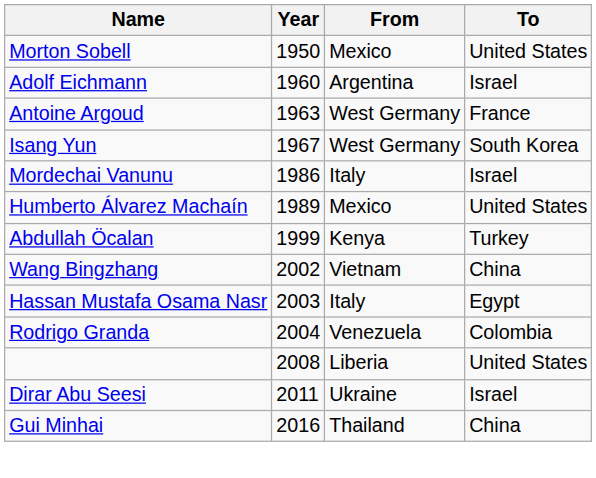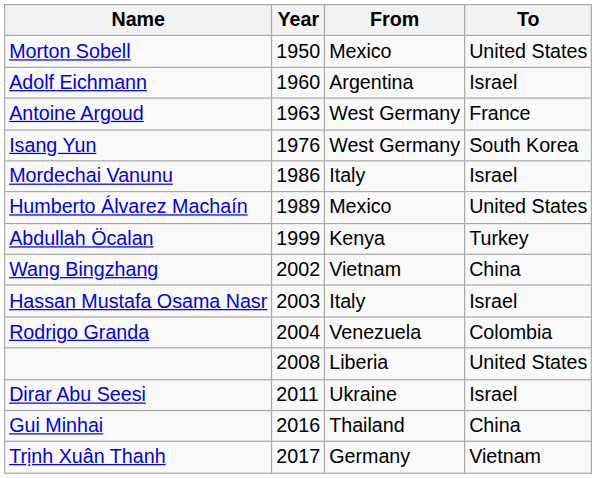(298, 144) 1967 -> (298, 144) 1976
(494, 301) Egypt -> (493, 301) Israel
+ row: (87, 457)
